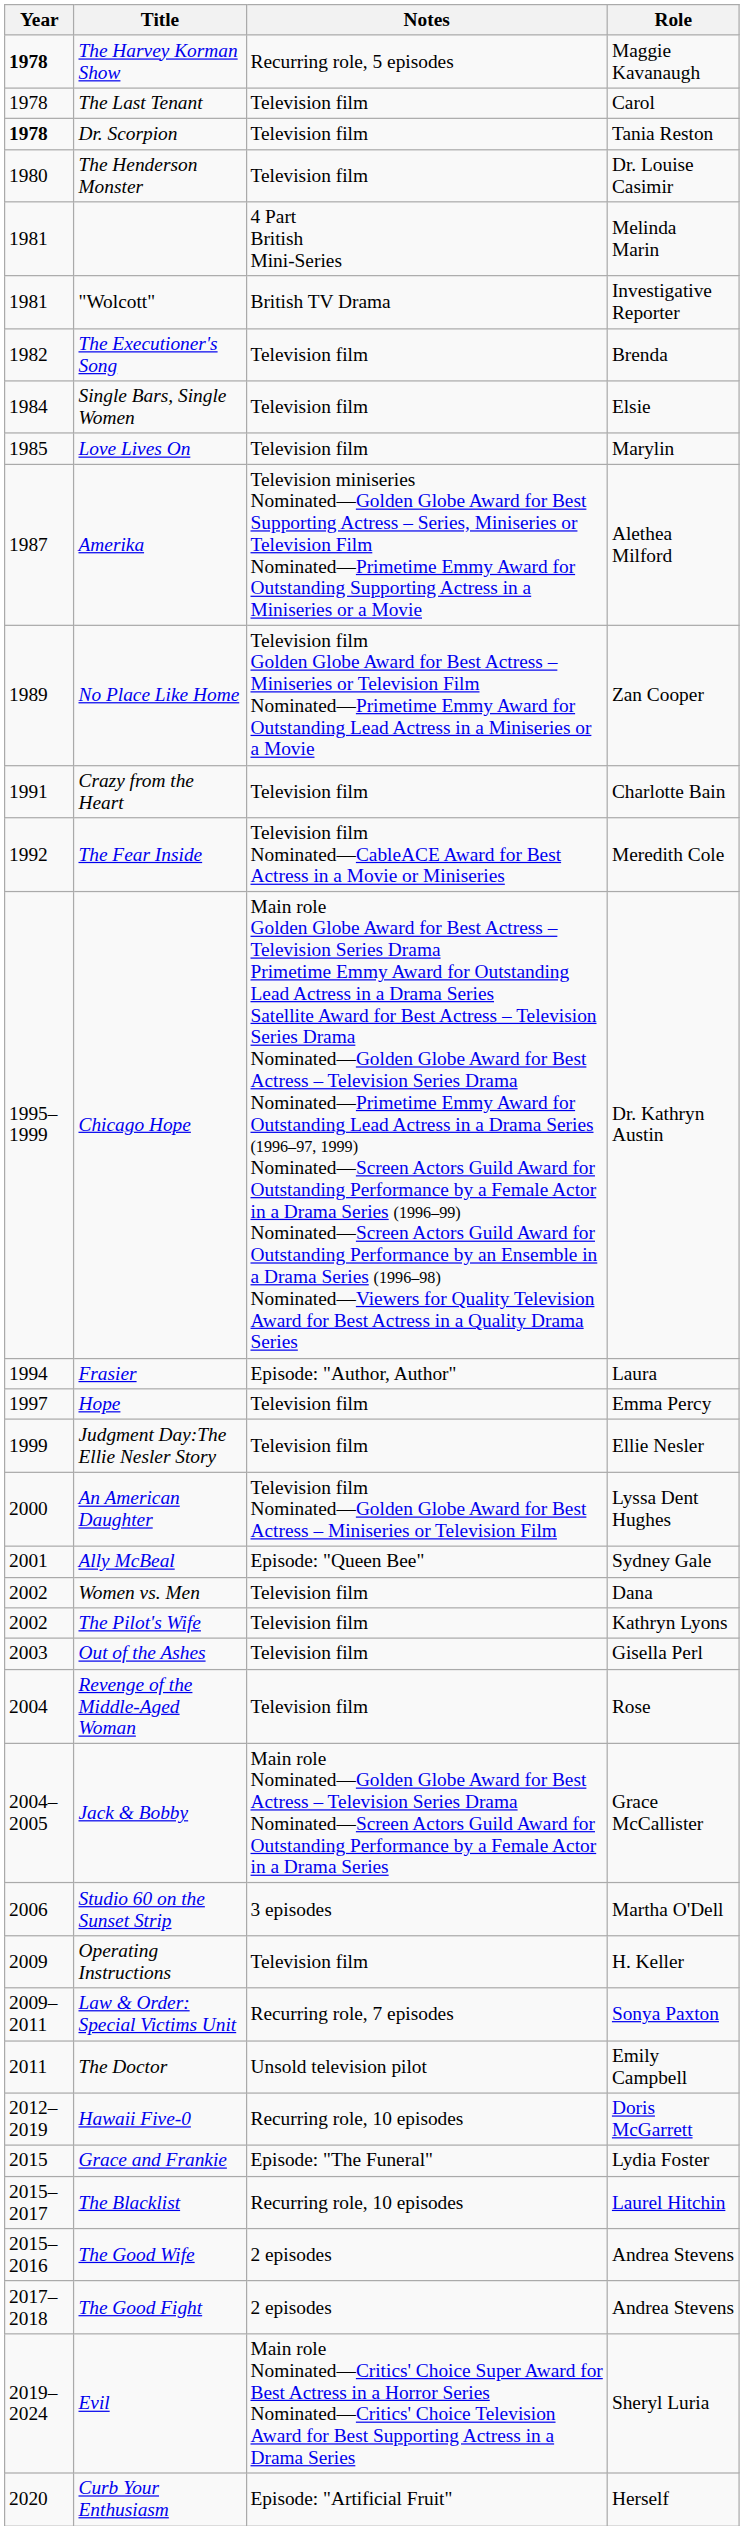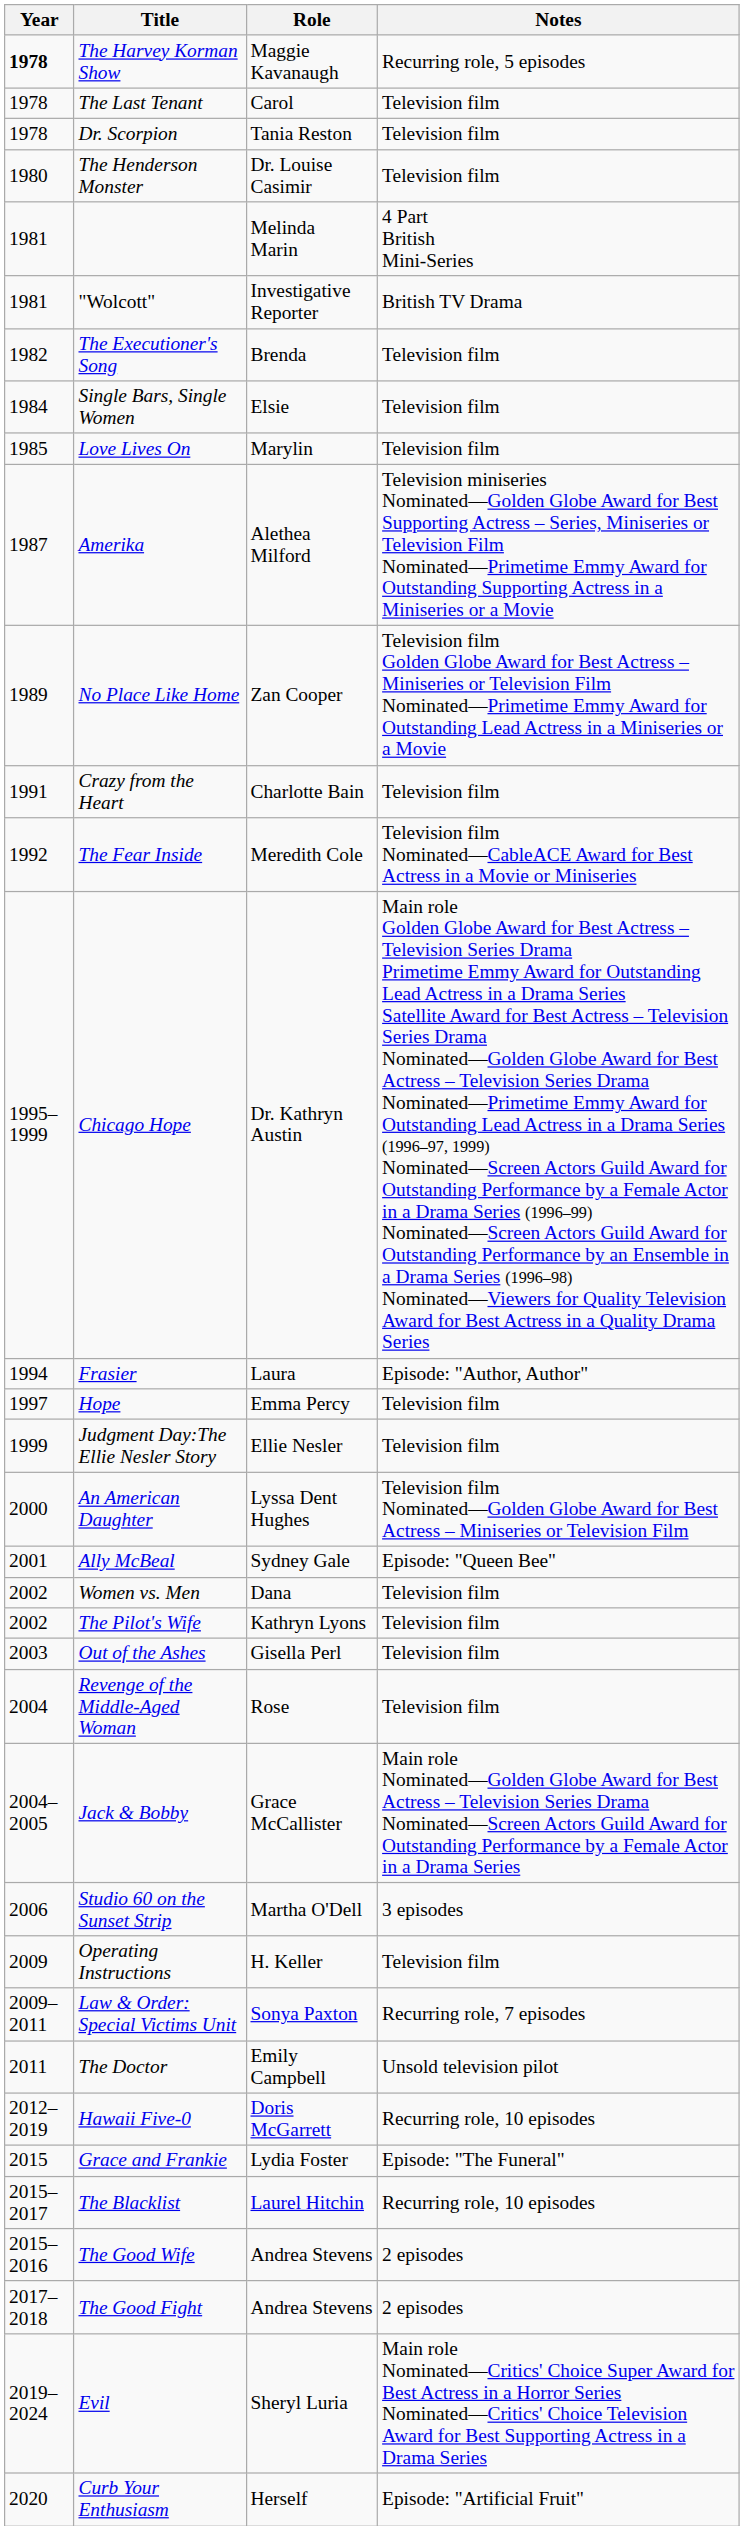columns swapped: (673, 19) <-> (427, 19)
(28, 133) bold -> (28, 133) normal
